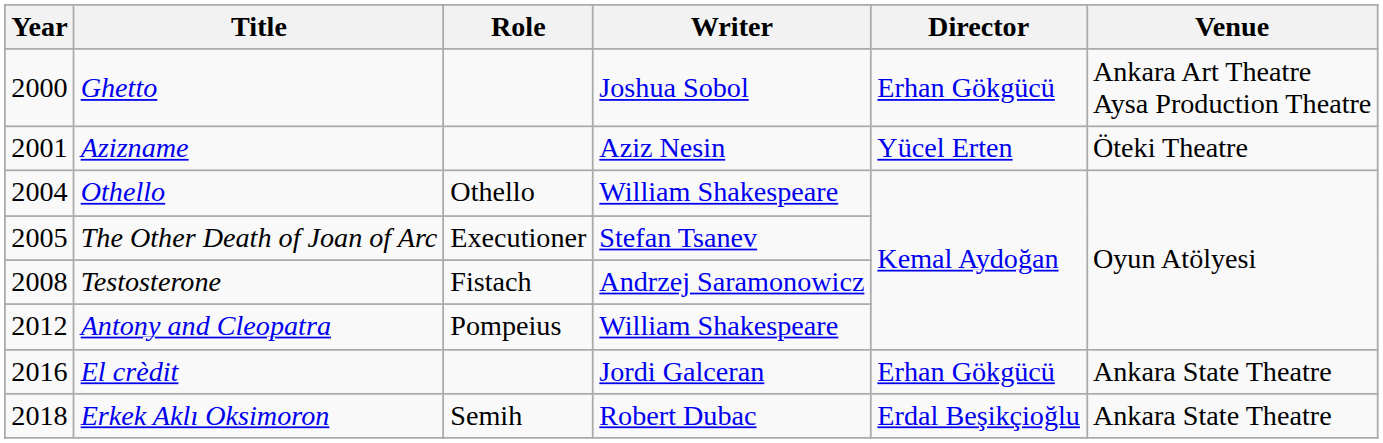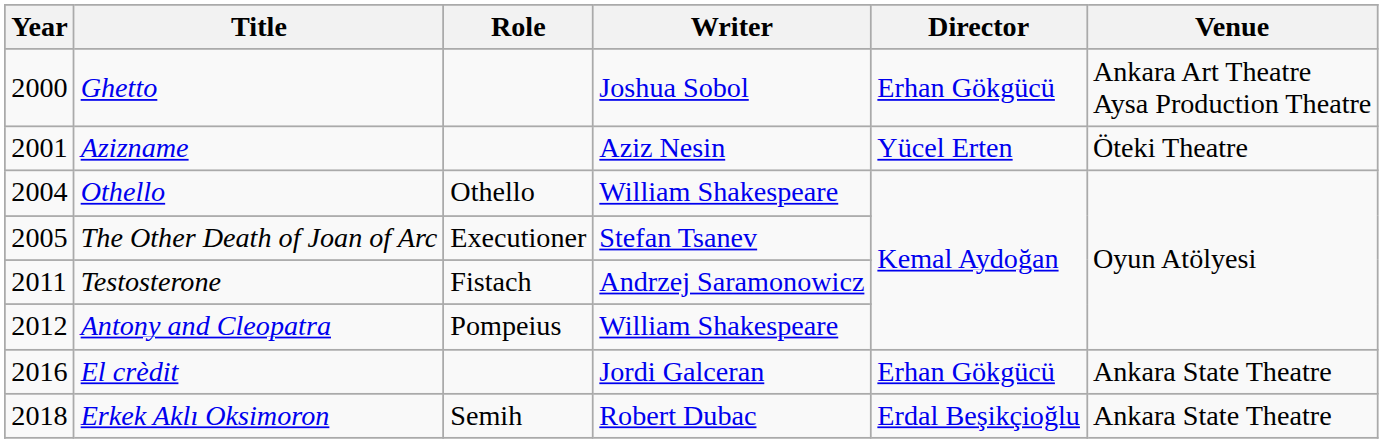(40, 281) 2008 -> (39, 281) 2011
